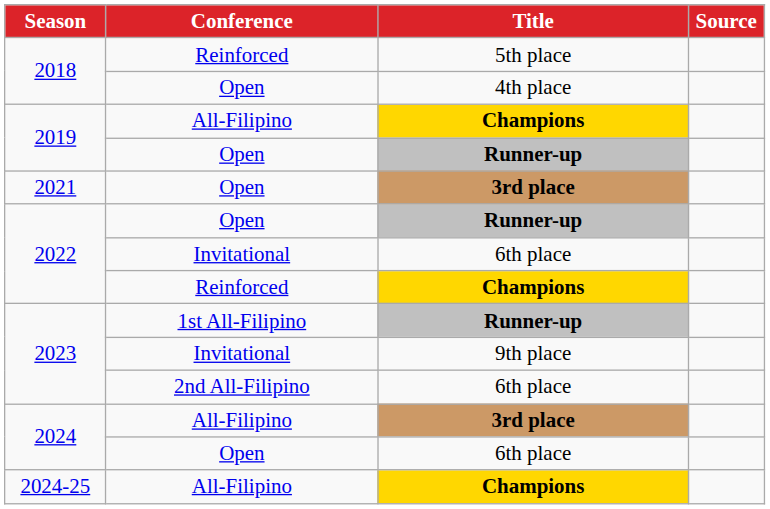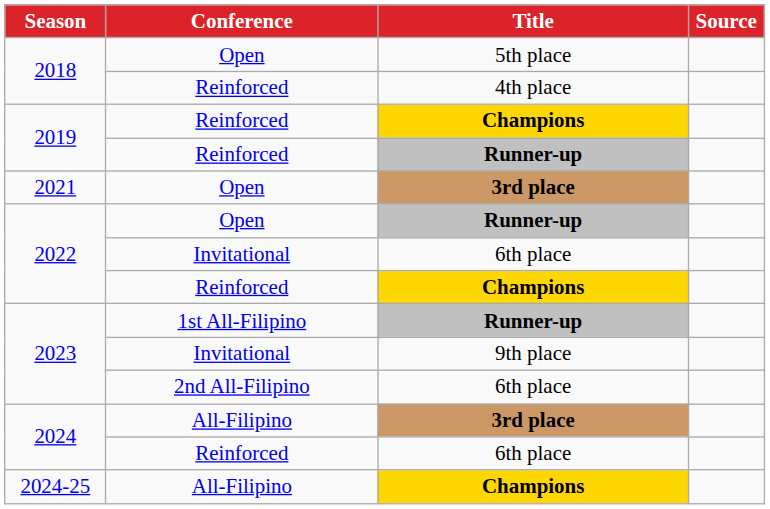(242, 54) Reinforced -> (242, 54) Open
(242, 87) Open -> (242, 87) Reinforced
(242, 120) All-Filipino -> (242, 120) Reinforced
(242, 154) Open -> (242, 154) Reinforced
(242, 453) Open -> (242, 453) Reinforced
